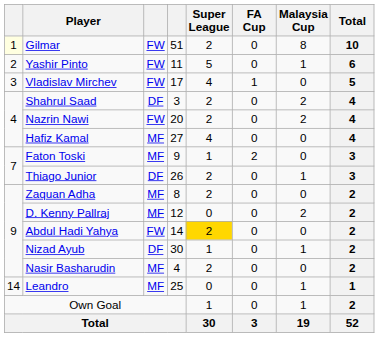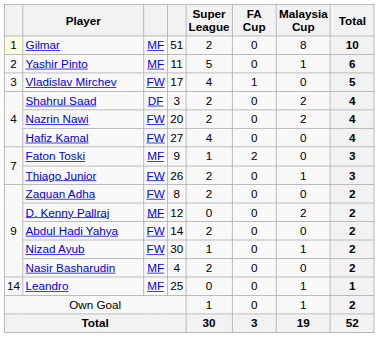(156, 45) FW -> (156, 45) MF
(156, 64) FW -> (156, 64) MF
(156, 138) MF -> (156, 138) FW
(156, 175) DF -> (156, 175) FW
(156, 194) MF -> (156, 194) FW
(209, 231) gold background -> (209, 231) no background
(156, 249) DF -> (156, 249) FW
